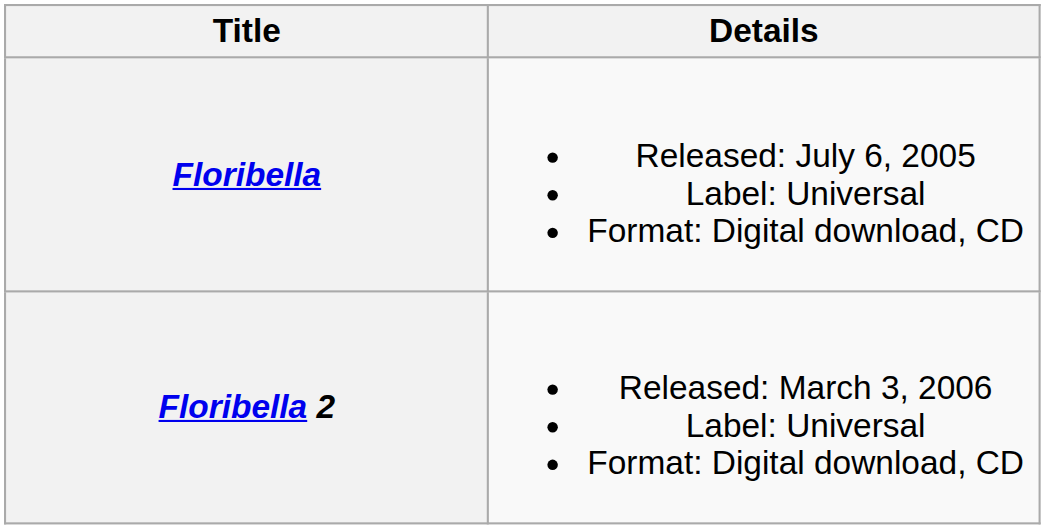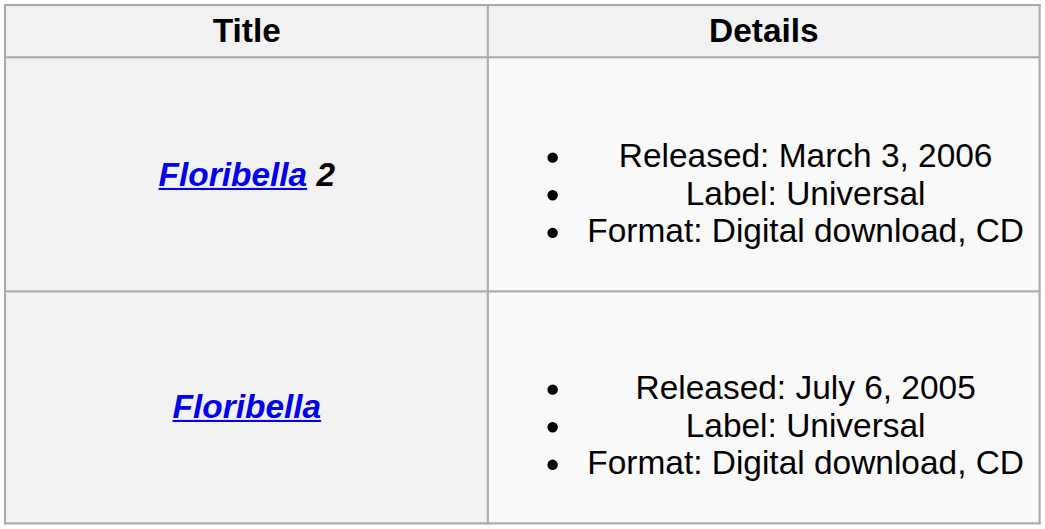rows swapped: (247, 173) <-> (247, 406)
